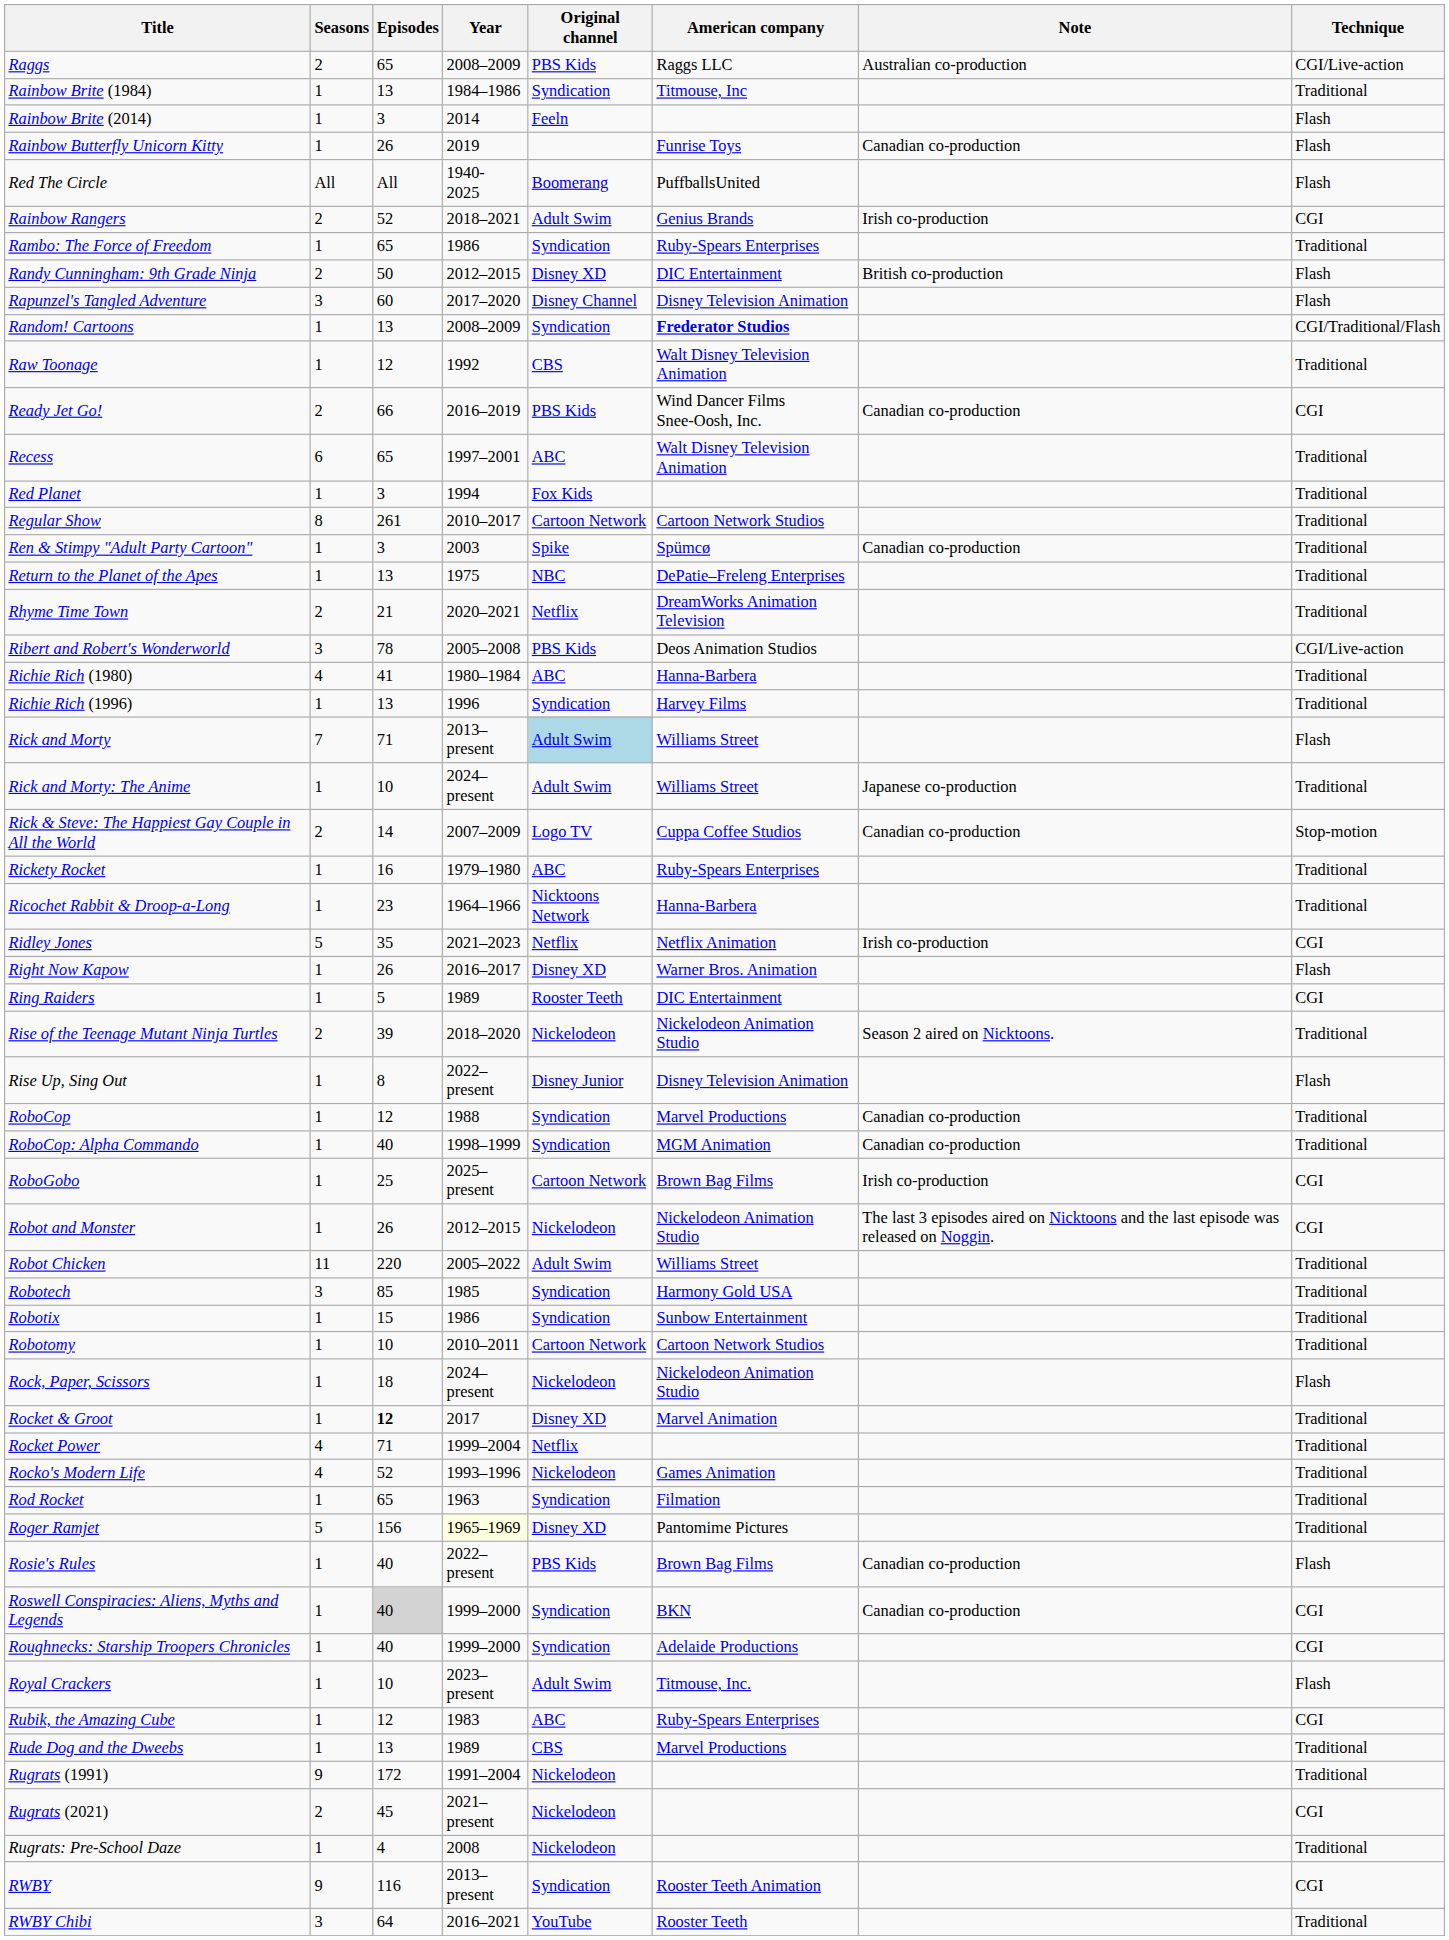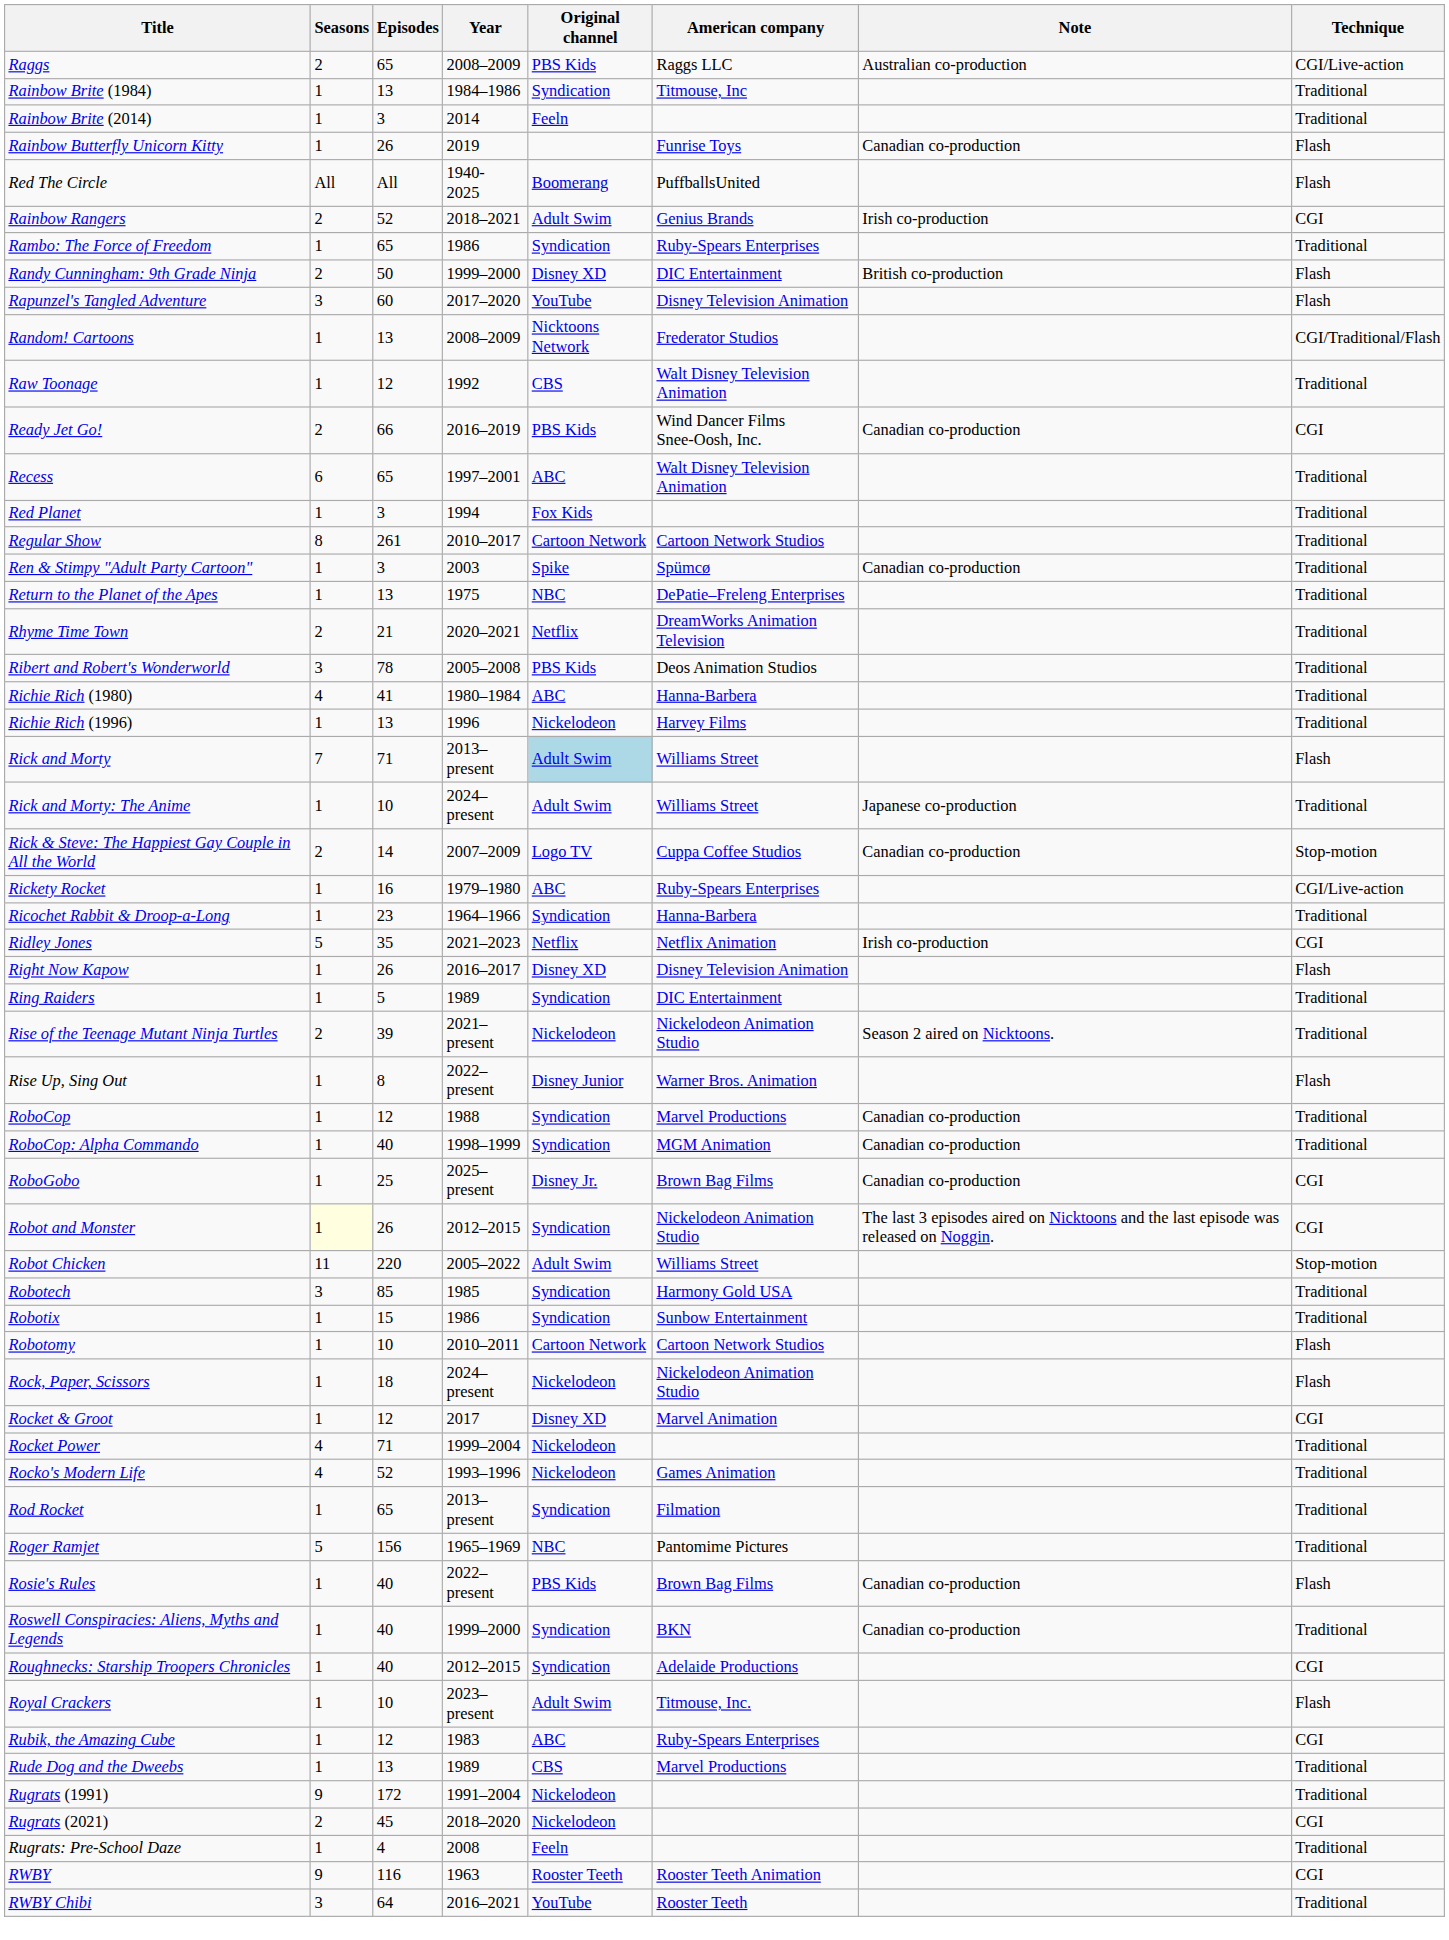(1313, 119) Flash -> (1331, 119) Traditional
(483, 273) 2012–2015 -> (483, 273) 1999–2000
(584, 300) Disney Channel -> (562, 300) YouTube
(571, 327) Syndication -> (565, 337) Nicktoons Network
(723, 327) bold -> (717, 337) normal
(1349, 649) CGI/Live-action -> (1331, 668) Traditional
(571, 703) Syndication -> (574, 722) Nickelodeon
(1331, 869) Traditional -> (1349, 889) CGI/Live-action
(565, 906) Nicktoons Network -> (571, 916) Syndication
(737, 970) Warner Bros. Animation -> (752, 970) Disney Television Animation
(577, 997) Rooster Teeth -> (571, 997) Syndication
(1309, 997) CGI -> (1331, 997) Traditional
(483, 1034) 2018–2020 -> (470, 1034) 2021–present
(752, 1080) Disney Television Animation -> (737, 1080) Warner Bros. Animation
(589, 1181) Cartoon Network -> (565, 1181) Disney Jr.
(925, 1181) Irish co-production -> (941, 1181) Canadian co-production
(319, 1227) no background -> (319, 1227) lightyellow background
(574, 1227) Nickelodeon -> (571, 1227) Syndication
(1331, 1264) Traditional -> (1336, 1264) Stop-motion
(1331, 1345) Traditional -> (1313, 1345) Flash
(385, 1419) bold -> (385, 1419) normal
(1331, 1419) Traditional -> (1309, 1419) CGI
(555, 1446) Netflix -> (574, 1446) Nickelodeon
(463, 1500) 1963 -> (470, 1510) 2013–present
(483, 1527) lightyellow background -> (483, 1546) no background
(569, 1527) Disney XD -> (549, 1546) NBC
(385, 1610) lightgrey background -> (385, 1630) no background
(1309, 1610) CGI -> (1331, 1630) Traditional
(483, 1647) 1999–2000 -> (483, 1666) 2012–2015
(470, 1811) 2021–present -> (483, 1821) 2018–2020
(574, 1848) Nickelodeon -> (550, 1848) Feeln
(470, 1885) 2013–present -> (463, 1875) 1963
(571, 1885) Syndication -> (577, 1875) Rooster Teeth
